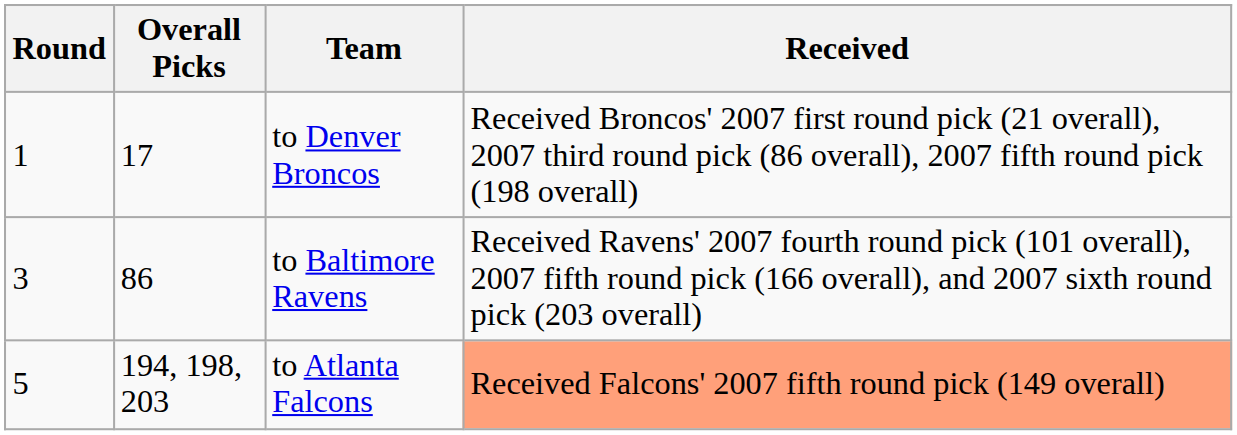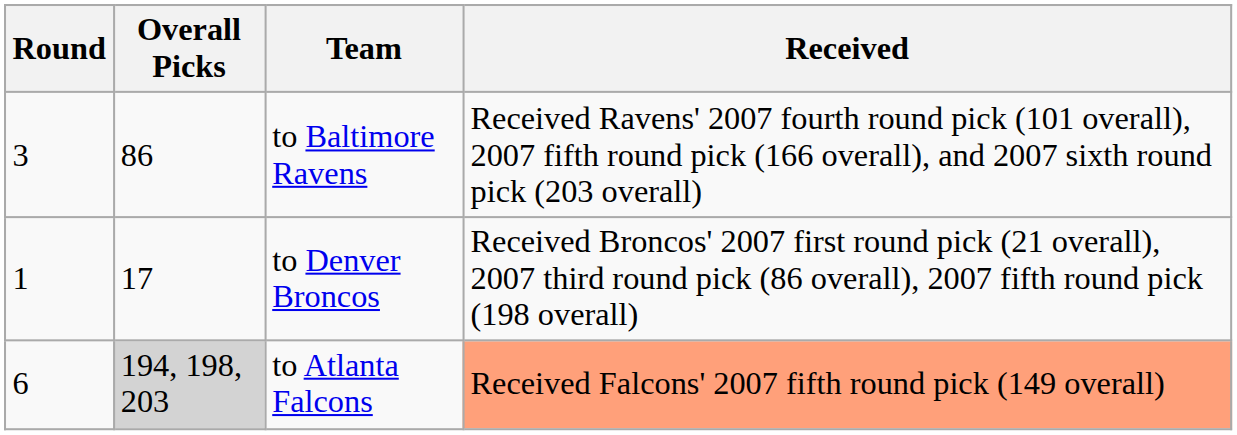rows swapped: (336, 154) <-> (353, 278)
(21, 383) 5 -> (21, 383) 6
(181, 383) no background -> (181, 383) lightgrey background
